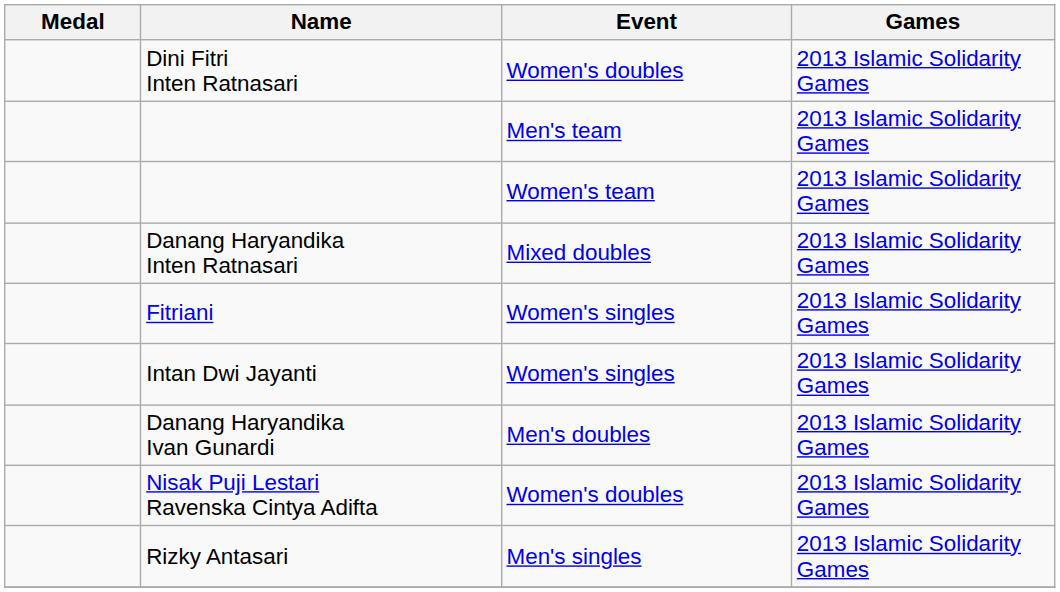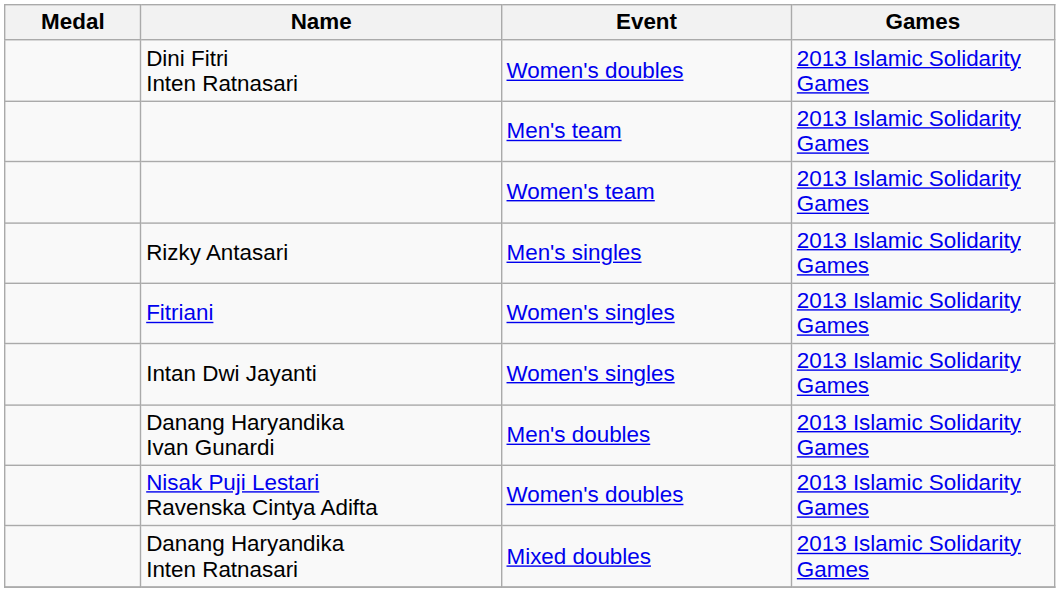rows swapped: (217, 556) <-> (245, 252)
